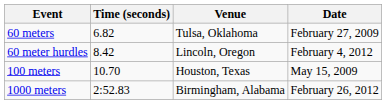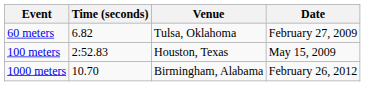- row: (47, 52)
(107, 71) 10.70 -> (90, 52) 2:52.83
(111, 90) 2:52.83 -> (85, 71) 10.70
